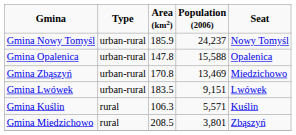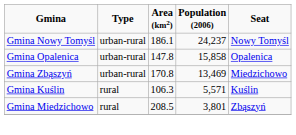(162, 41) 185.9 -> (162, 41) 186.1
(212, 57) 15,588 -> (212, 57) 15,858
- row: (40, 90)
